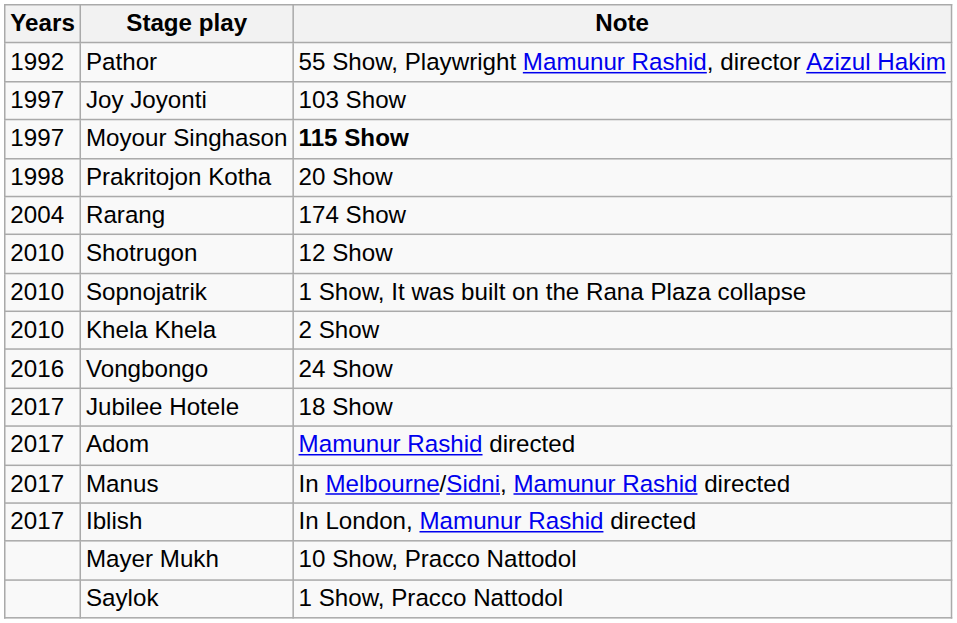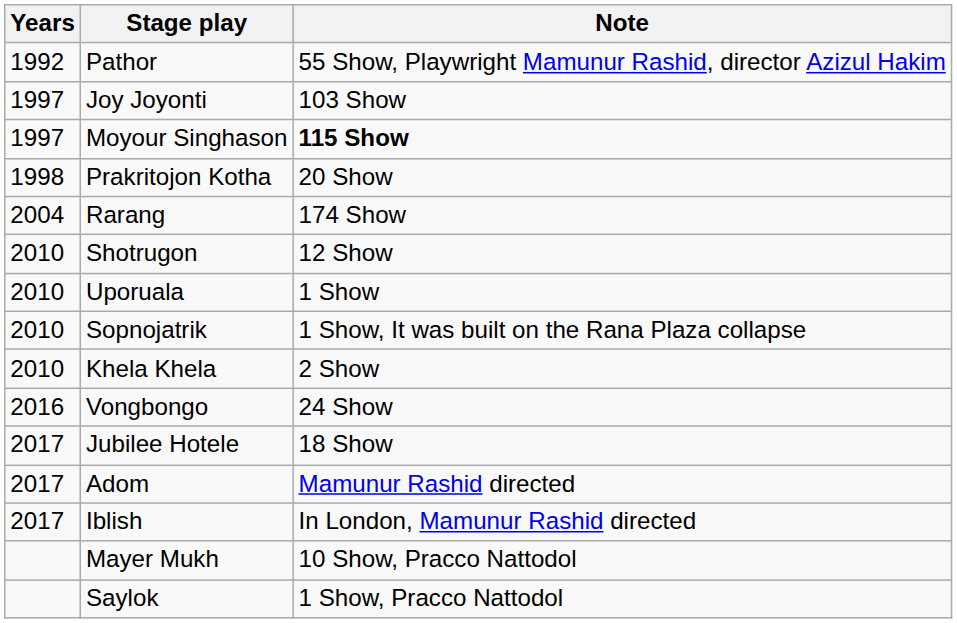+ row: (135, 291)
- row: (122, 483)
